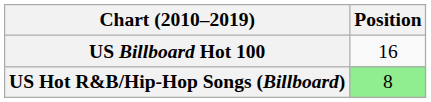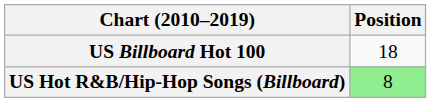(388, 50) 16 -> (388, 50) 18
